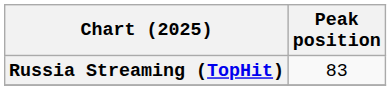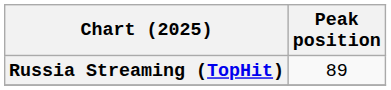(337, 71) 83 -> (337, 71) 89
